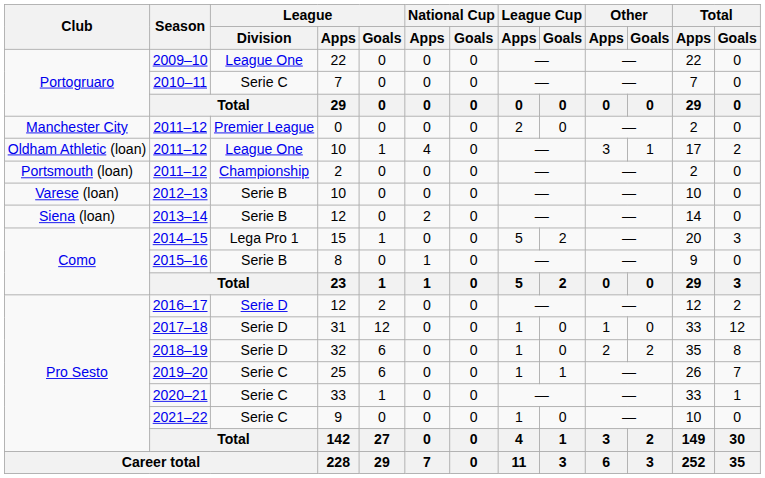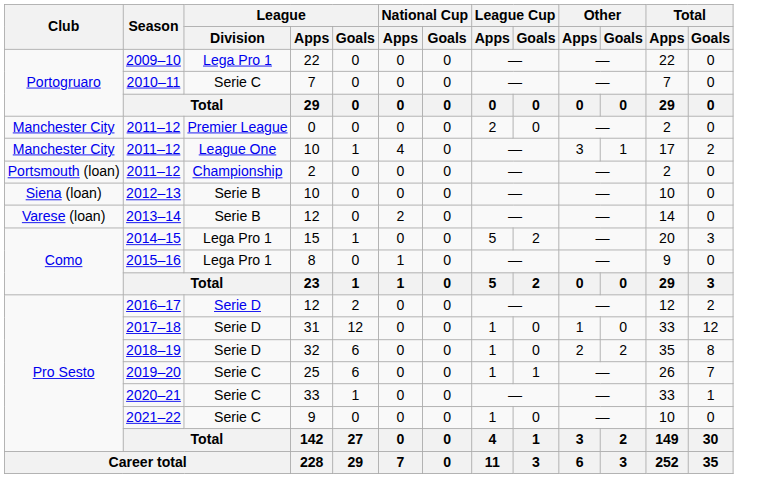(264, 60) League One -> (237, 60) Lega Pro 1
(77, 149) Oldham Athletic (loan) -> (64, 149) Manchester City
(77, 194) Varese (loan) -> (64, 194) Siena (loan)
(77, 216) Siena (loan) -> (64, 216) Varese (loan)
(264, 261) Serie B -> (237, 261) Lega Pro 1
